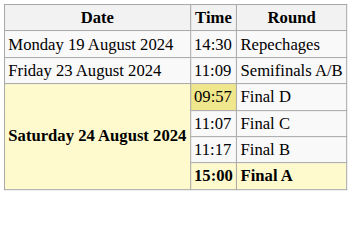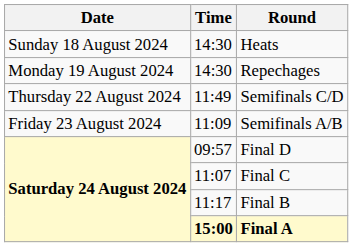+ row: (259, 44)
+ row: (292, 96)
(213, 96) khaki background -> (213, 149) no background
